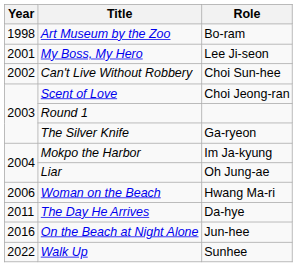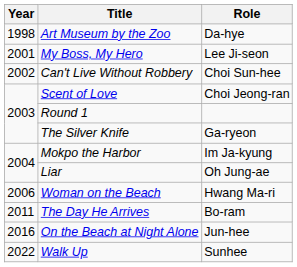(225, 34) Bo-ram -> (224, 34) Da-hye
(224, 212) Da-hye -> (225, 212) Bo-ram
